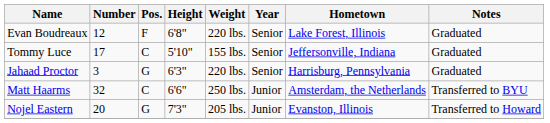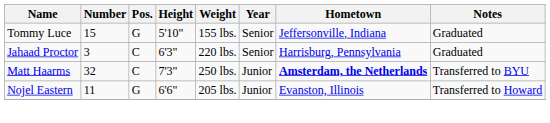- row: (47, 33)
(99, 52) 17 -> (90, 33) 15
(145, 52) C -> (136, 33) G
(146, 71) G -> (136, 52) C
(177, 90) 6'6" -> (168, 71) 7'3"
(357, 90) normal -> (353, 71) bold
(99, 109) 20 -> (89, 90) 11
(177, 109) 7'3" -> (168, 90) 6'6"
